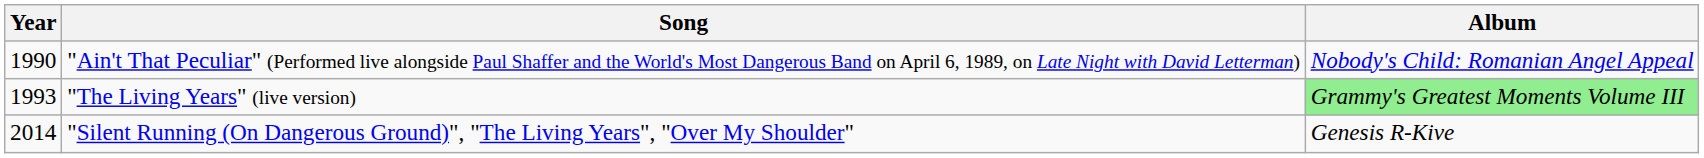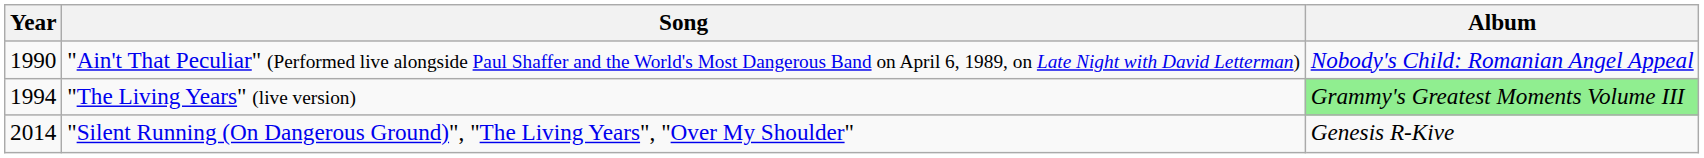(33, 96) 1993 -> (33, 96) 1994
